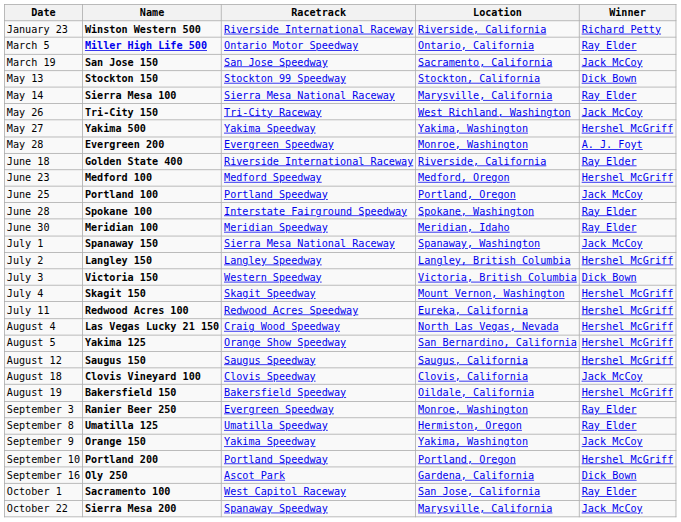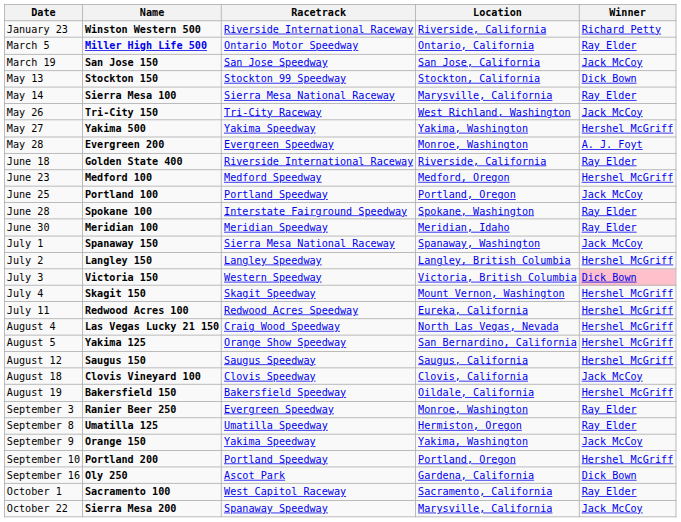(485, 62) Sacramento, California -> (479, 62) San Jose, California
(609, 277) no background -> (609, 277) pink background
(479, 492) San Jose, California -> (485, 492) Sacramento, California
